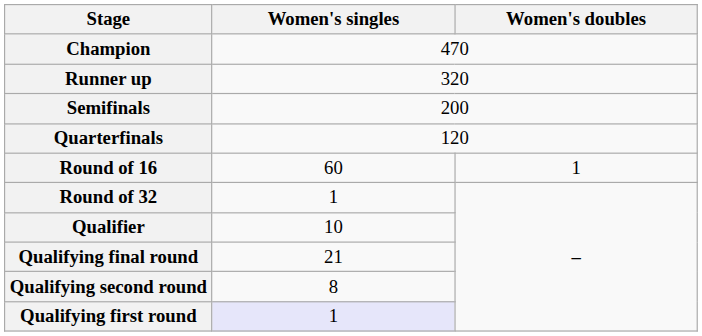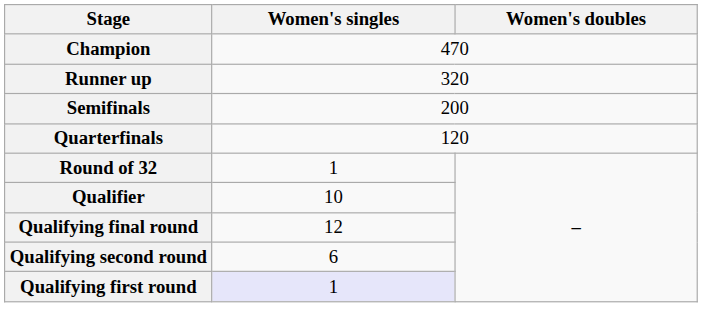- row: (108, 167)
(333, 256) 21 -> (333, 227) 12
(333, 286) 8 -> (333, 256) 6
